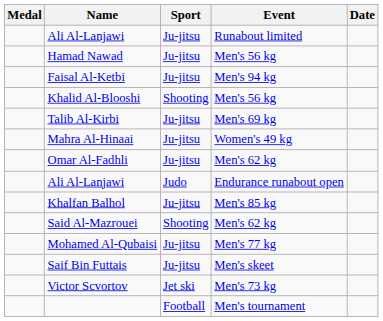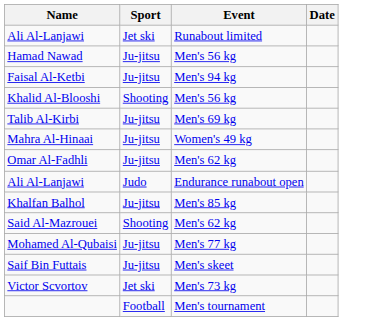- column: (25, 15)
(182, 35) Ju-jitsu -> (139, 35) Jet ski
